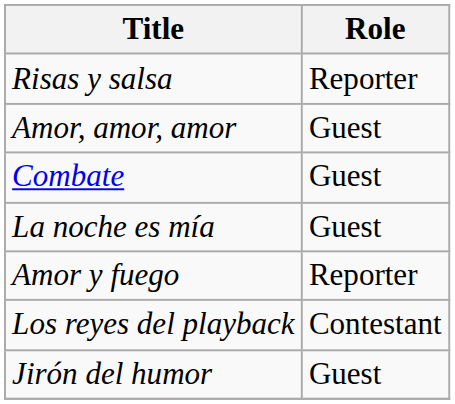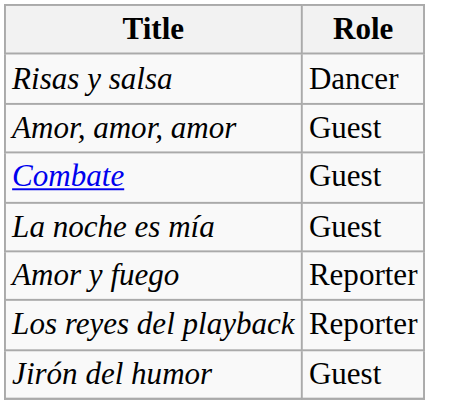(363, 78) Reporter -> (354, 78) Dancer
(375, 324) Contestant -> (363, 324) Reporter
